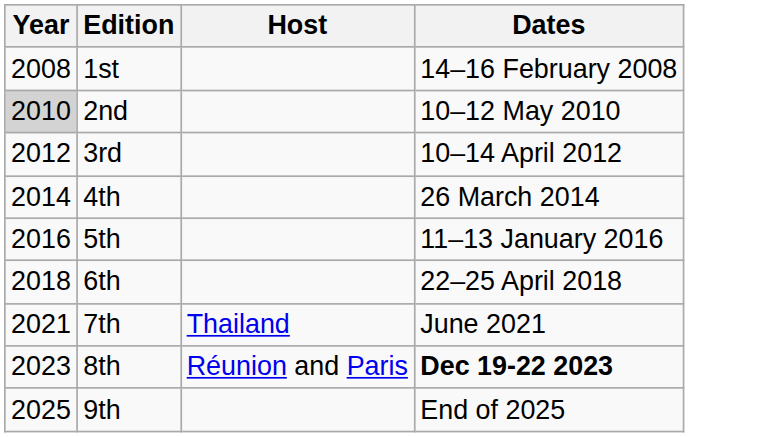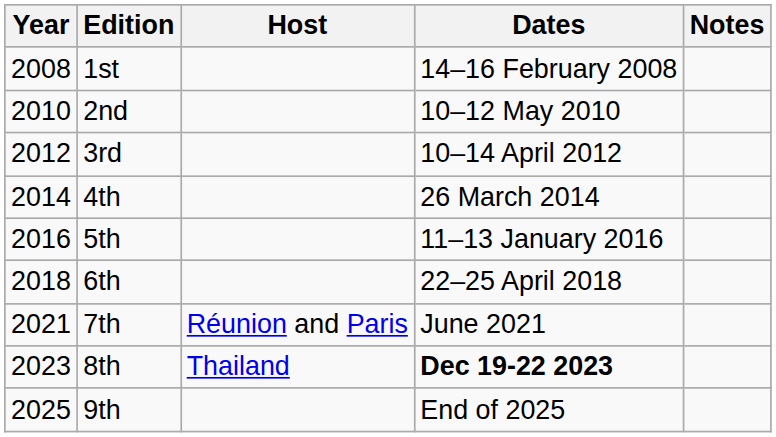+ column: (727, 25)
(41, 111) lightgrey background -> (41, 111) no background
(238, 324) Thailand -> (297, 324) Réunion and Paris
(297, 366) Réunion and Paris -> (238, 366) Thailand
